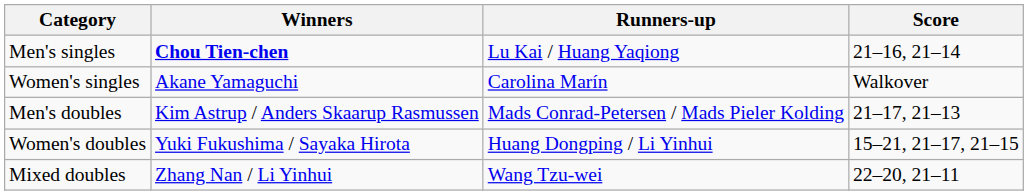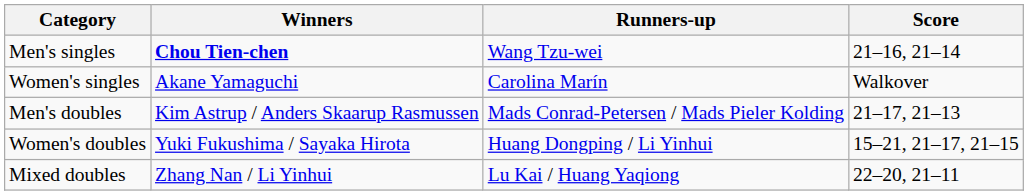(583, 50) Lu Kai / Huang Yaqiong -> (545, 50) Wang Tzu-wei
(545, 174) Wang Tzu-wei -> (583, 174) Lu Kai / Huang Yaqiong
